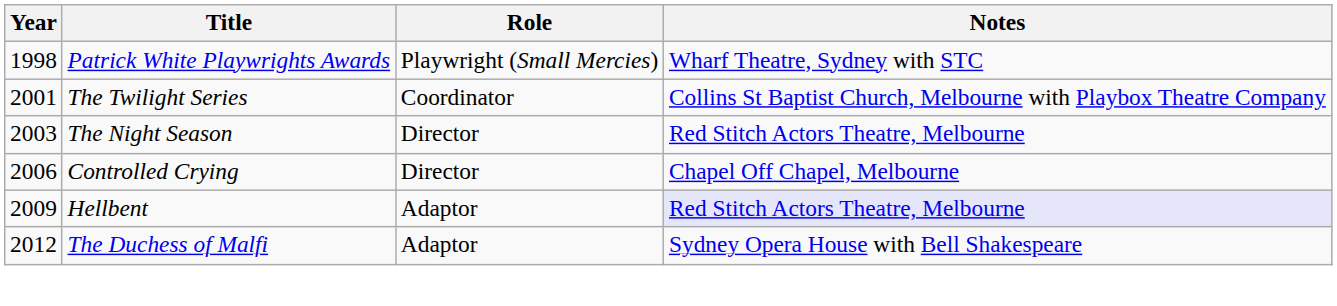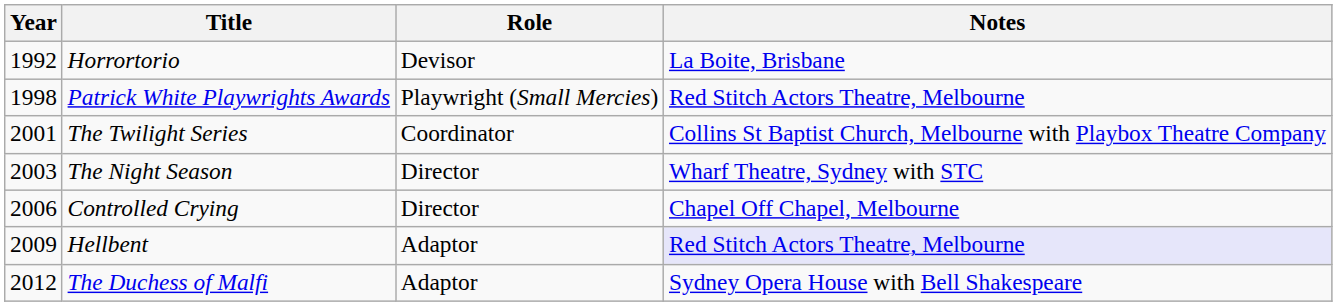+ row: (124, 60)
(826, 60) Wharf Theatre, Sydney with STC -> (847, 97) Red Stitch Actors Theatre, Melbourne
(847, 134) Red Stitch Actors Theatre, Melbourne -> (826, 171) Wharf Theatre, Sydney with STC
